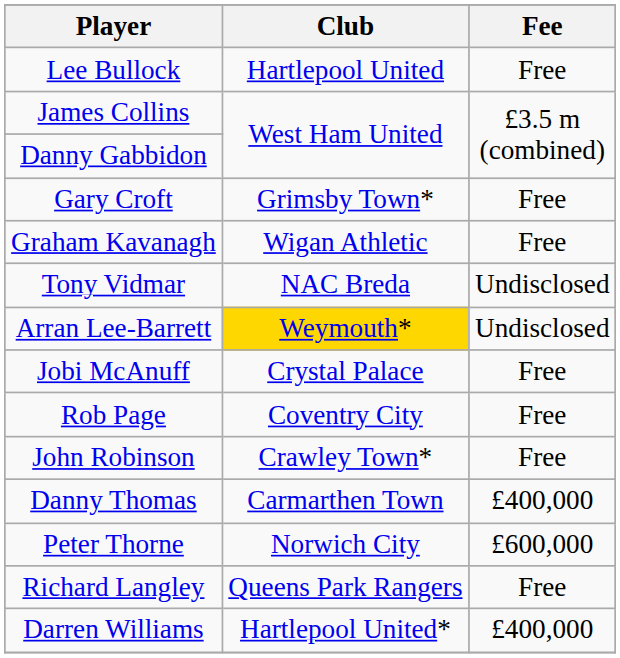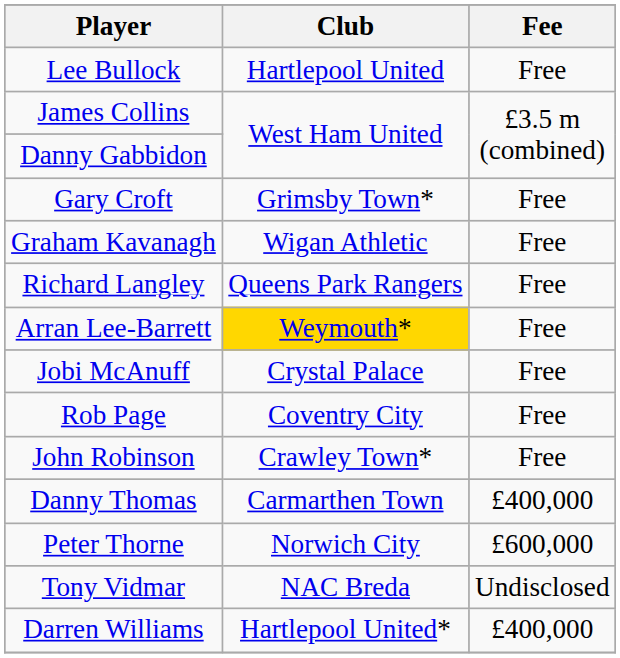rows swapped: (113, 586) <-> (113, 284)
(542, 328) Undisclosed -> (542, 328) Free
